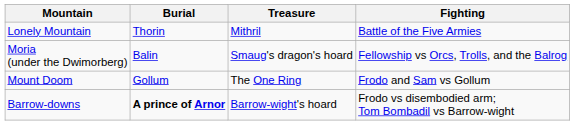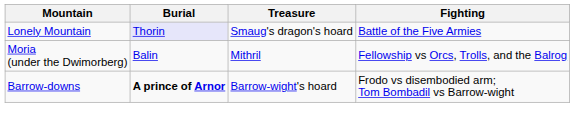(149, 31) no background -> (149, 31) lavender background
(246, 31) Mithril -> (292, 31) Smaug's dragon's hoard
(292, 55) Smaug's dragon's hoard -> (246, 55) Mithril
- row: (40, 80)
